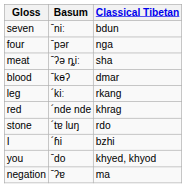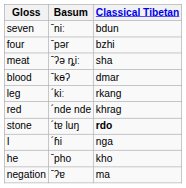(104, 45) nga -> (105, 45) bzhi
(103, 126) normal -> (104, 126) bold
(105, 142) bzhi -> (104, 142) nga
- row: (15, 158)
+ row: (12, 158)
